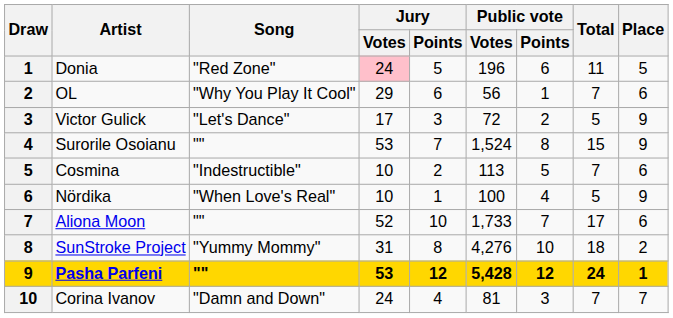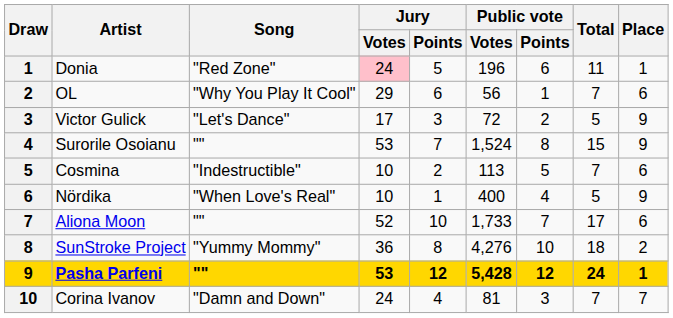(643, 68) 5 -> (643, 68) 1
(491, 196) 100 -> (491, 196) 400
(384, 247) 31 -> (384, 247) 36
